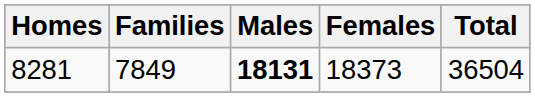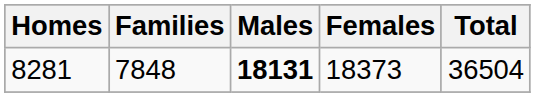(145, 69) 7849 -> (145, 69) 7848
